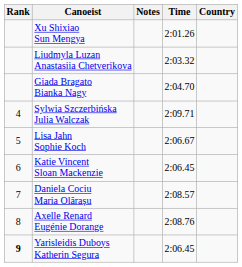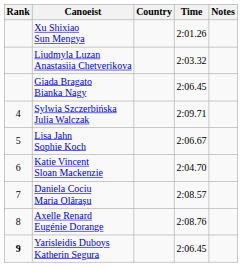columns swapped: (217, 12) <-> (148, 12)
(179, 87) 2:04.70 -> (192, 87) 2:06.45
(179, 168) 2:06.45 -> (192, 168) 2:04.70
